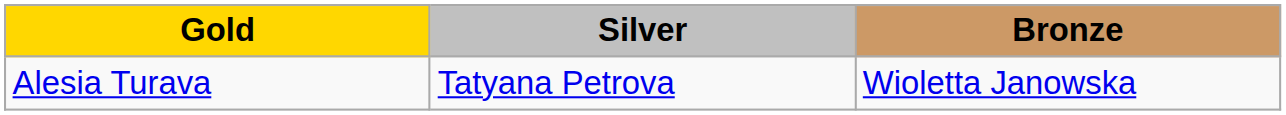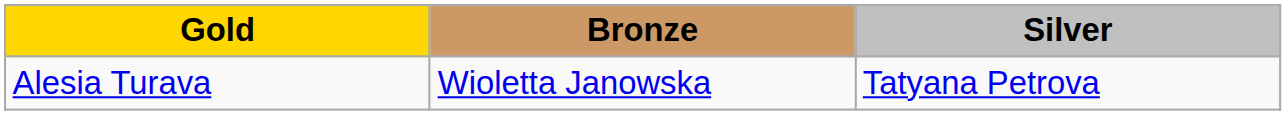columns swapped: (643, 30) <-> (1068, 30)
